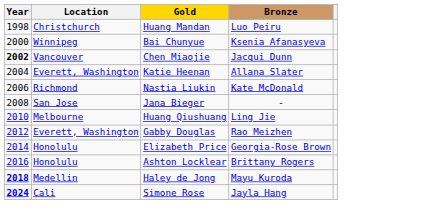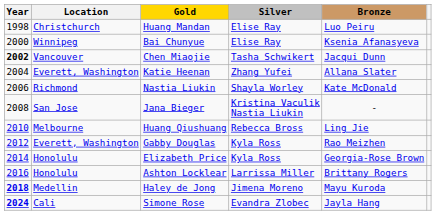+ column: (275, 12)
